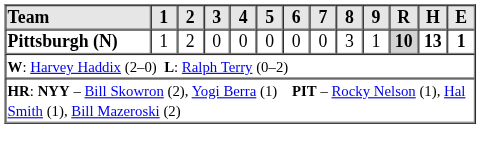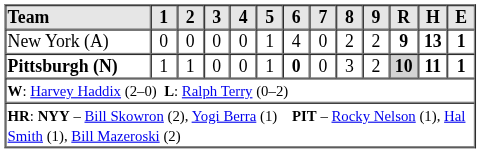+ row: (58, 41)
(190, 41) 2 -> (190, 66) 1
(270, 41) 0 -> (270, 66) 1
(296, 41) normal -> (296, 66) bold
(376, 41) 1 -> (376, 66) 2
(433, 41) 13 -> (433, 66) 11
